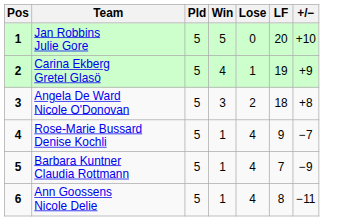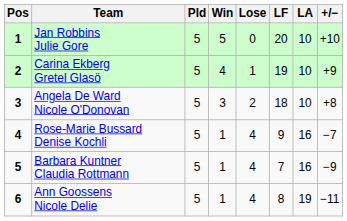+ column: (305, 13)
